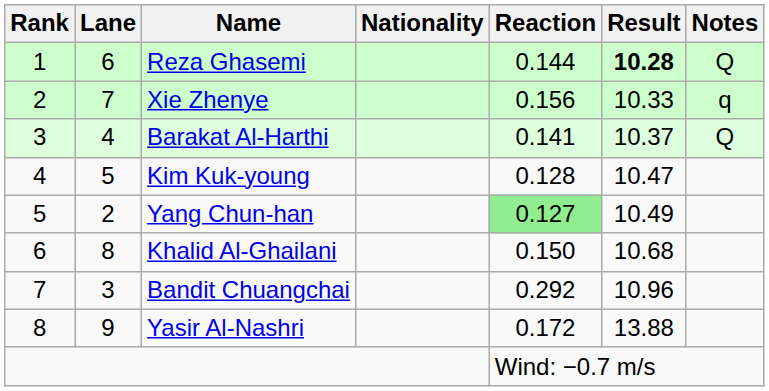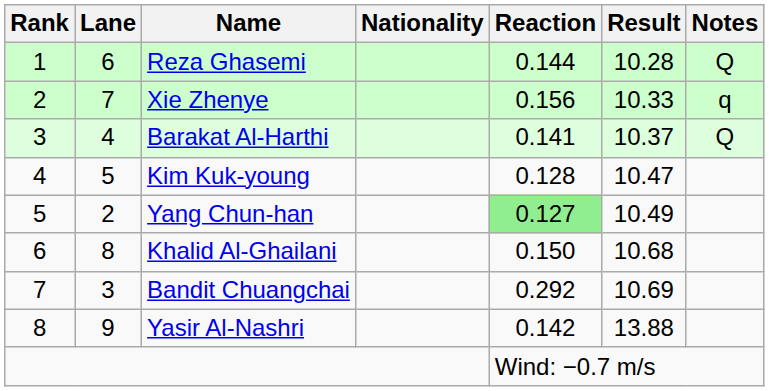(644, 61) bold -> (644, 61) normal
(644, 289) 10.96 -> (644, 289) 10.69
(545, 328) 0.172 -> (545, 328) 0.142
